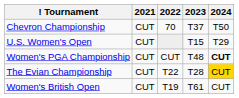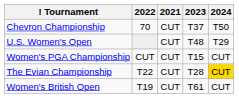columns swapped: (145, 12) <-> (170, 12)
(196, 42) T15 -> (196, 42) T48
(196, 57) T48 -> (196, 57) T15
(221, 57) bold -> (221, 57) normal
